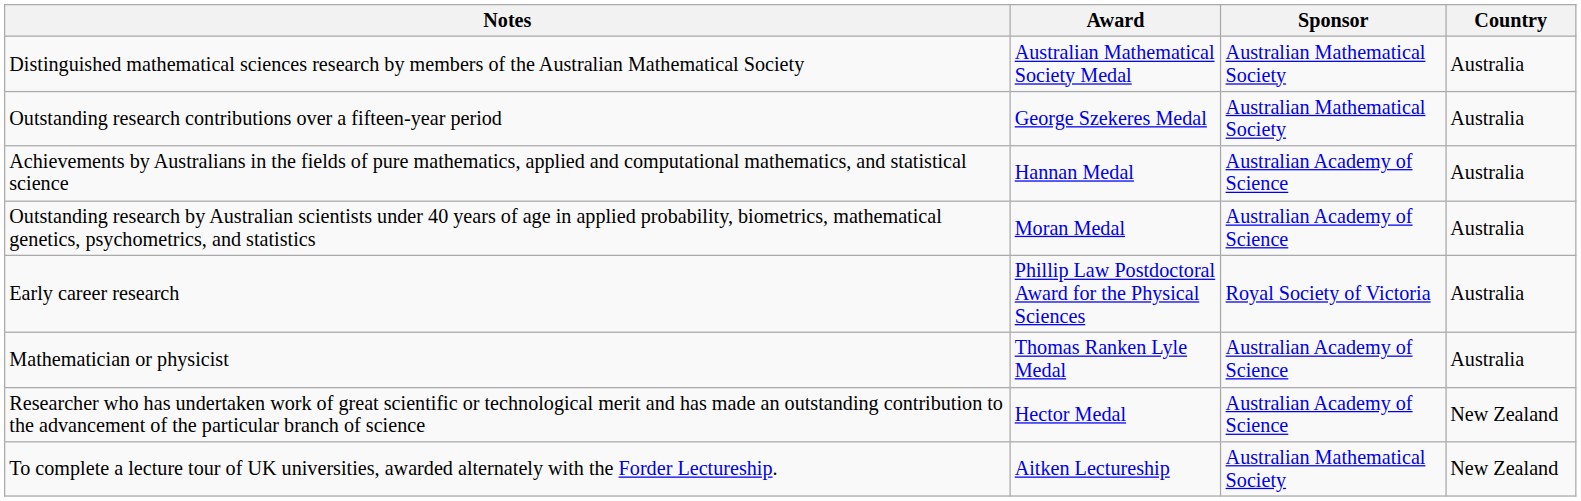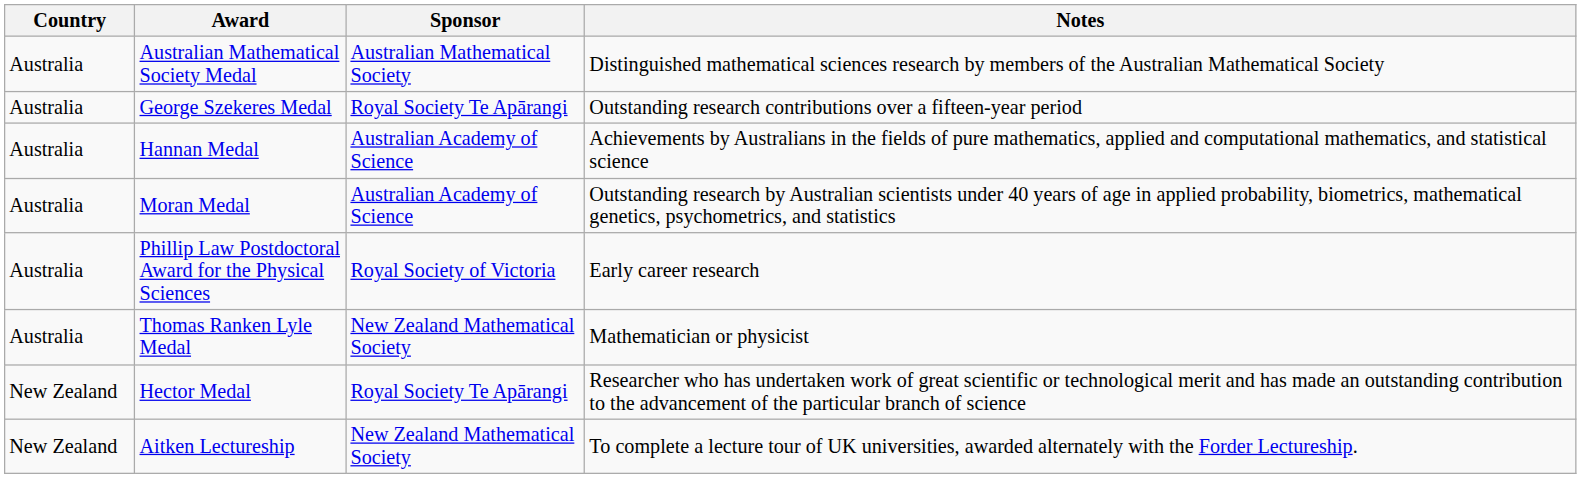columns swapped: (1511, 20) <-> (507, 20)
(1326, 118) Australian Mathematical Society -> (459, 107) Royal Society Te Apārangi
(1319, 359) Australian Academy of Science -> (462, 337) New Zealand Mathematical Society
(1319, 414) Australian Academy of Science -> (459, 391) Royal Society Te Apārangi
(1326, 469) Australian Mathematical Society -> (462, 446) New Zealand Mathematical Society
